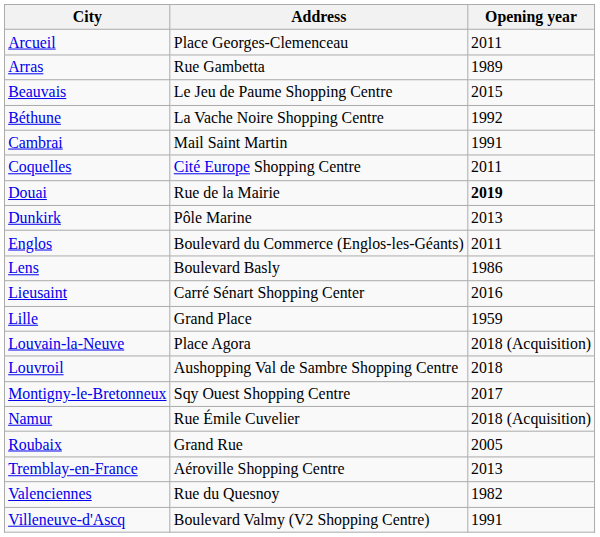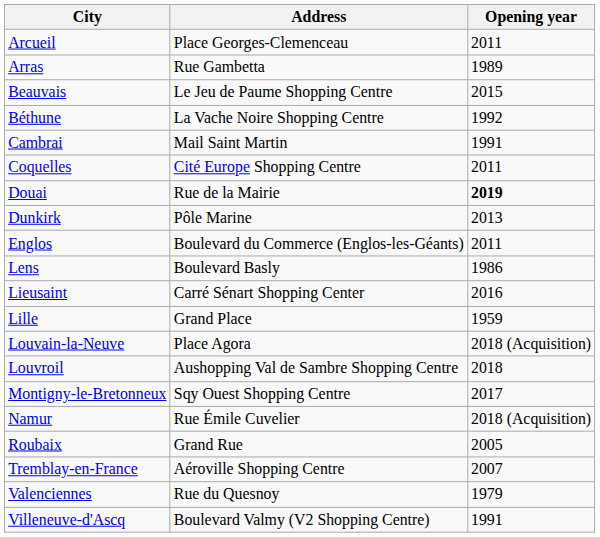(487, 469) 2013 -> (487, 469) 2007
(487, 494) 1982 -> (487, 494) 1979
